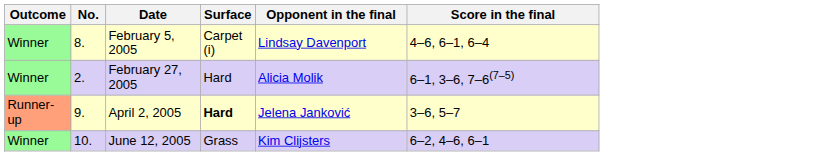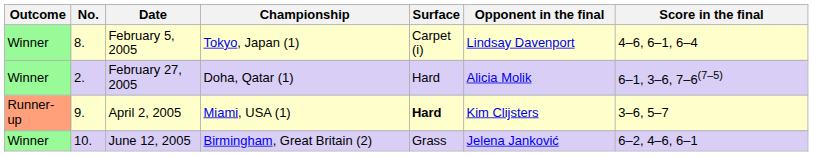+ column: (305, 14)
(304, 112) Jelena Janković -> (503, 112) Kim Clijsters
(294, 140) Kim Clijsters -> (513, 140) Jelena Janković
